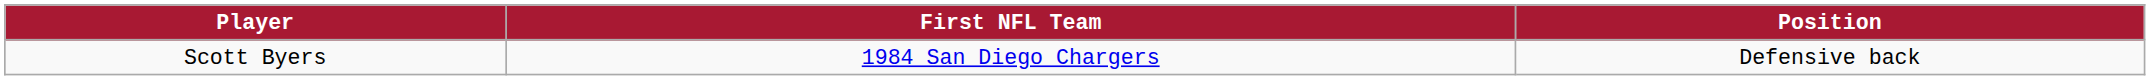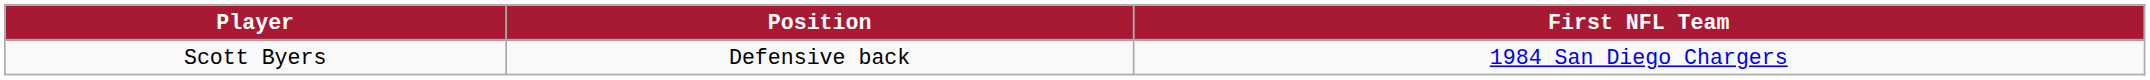columns swapped: (1830, 22) <-> (1011, 22)
